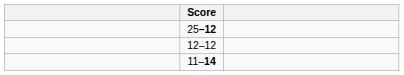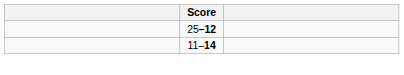- row: (202, 45)
